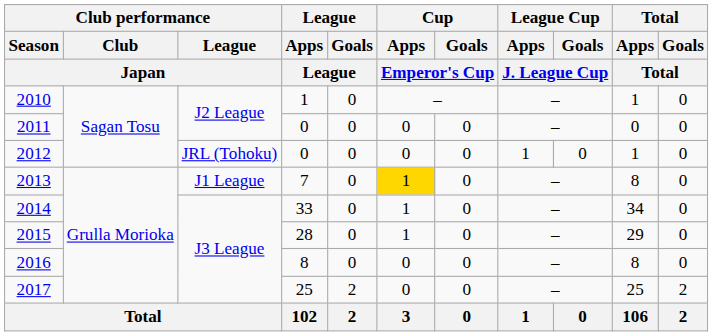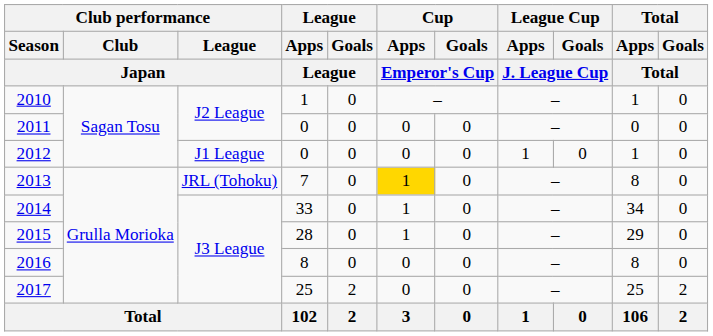(229, 153) JRL (Tohoku) -> (229, 153) J1 League
(229, 180) J1 League -> (229, 180) JRL (Tohoku)
